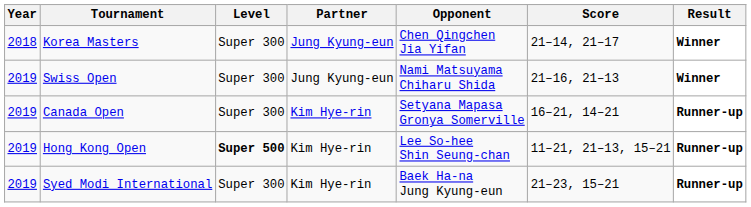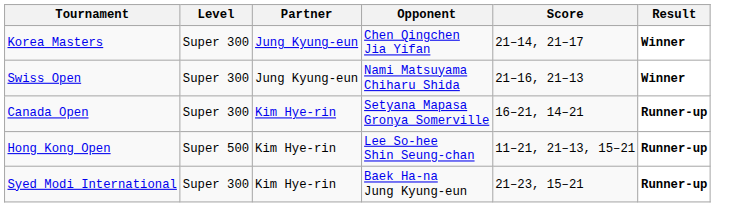- column: (22, 15)
(251, 149) bold -> (216, 149) normal
